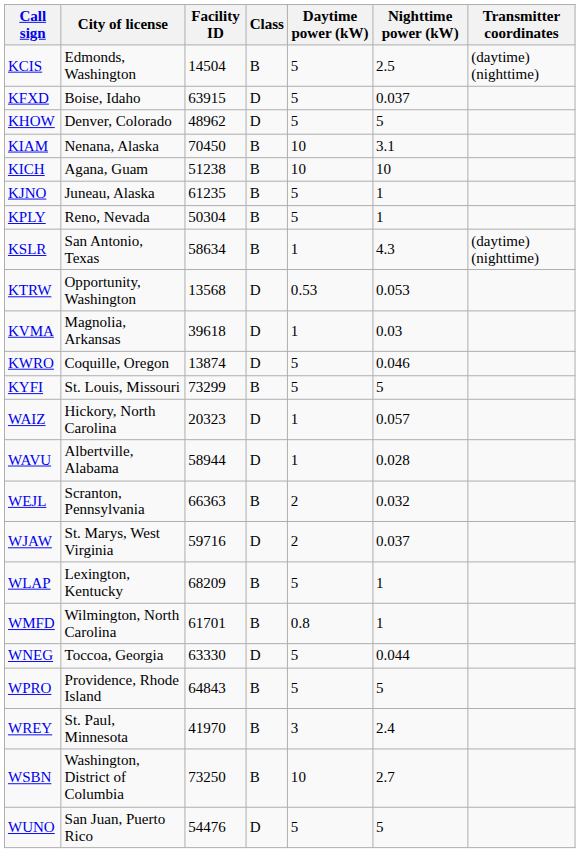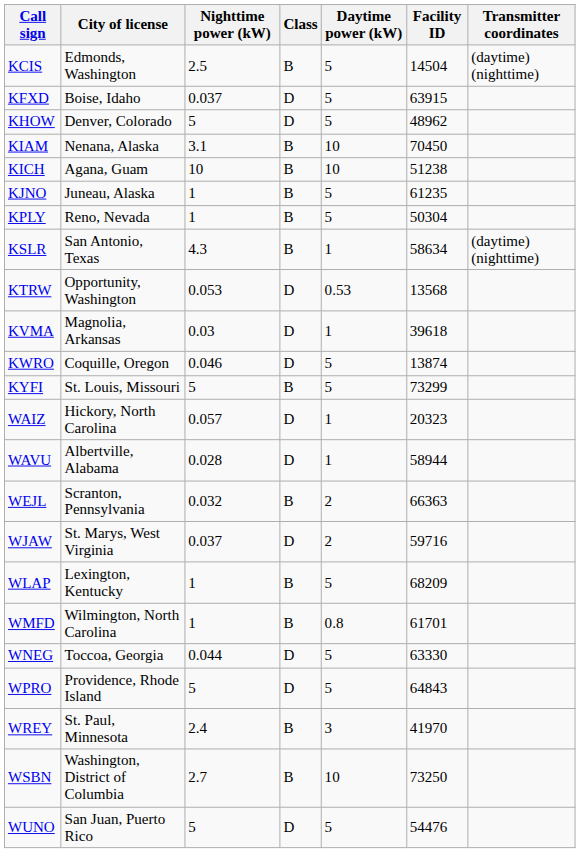columns swapped: (215, 24) <-> (420, 24)
(255, 688) B -> (289, 688) D
